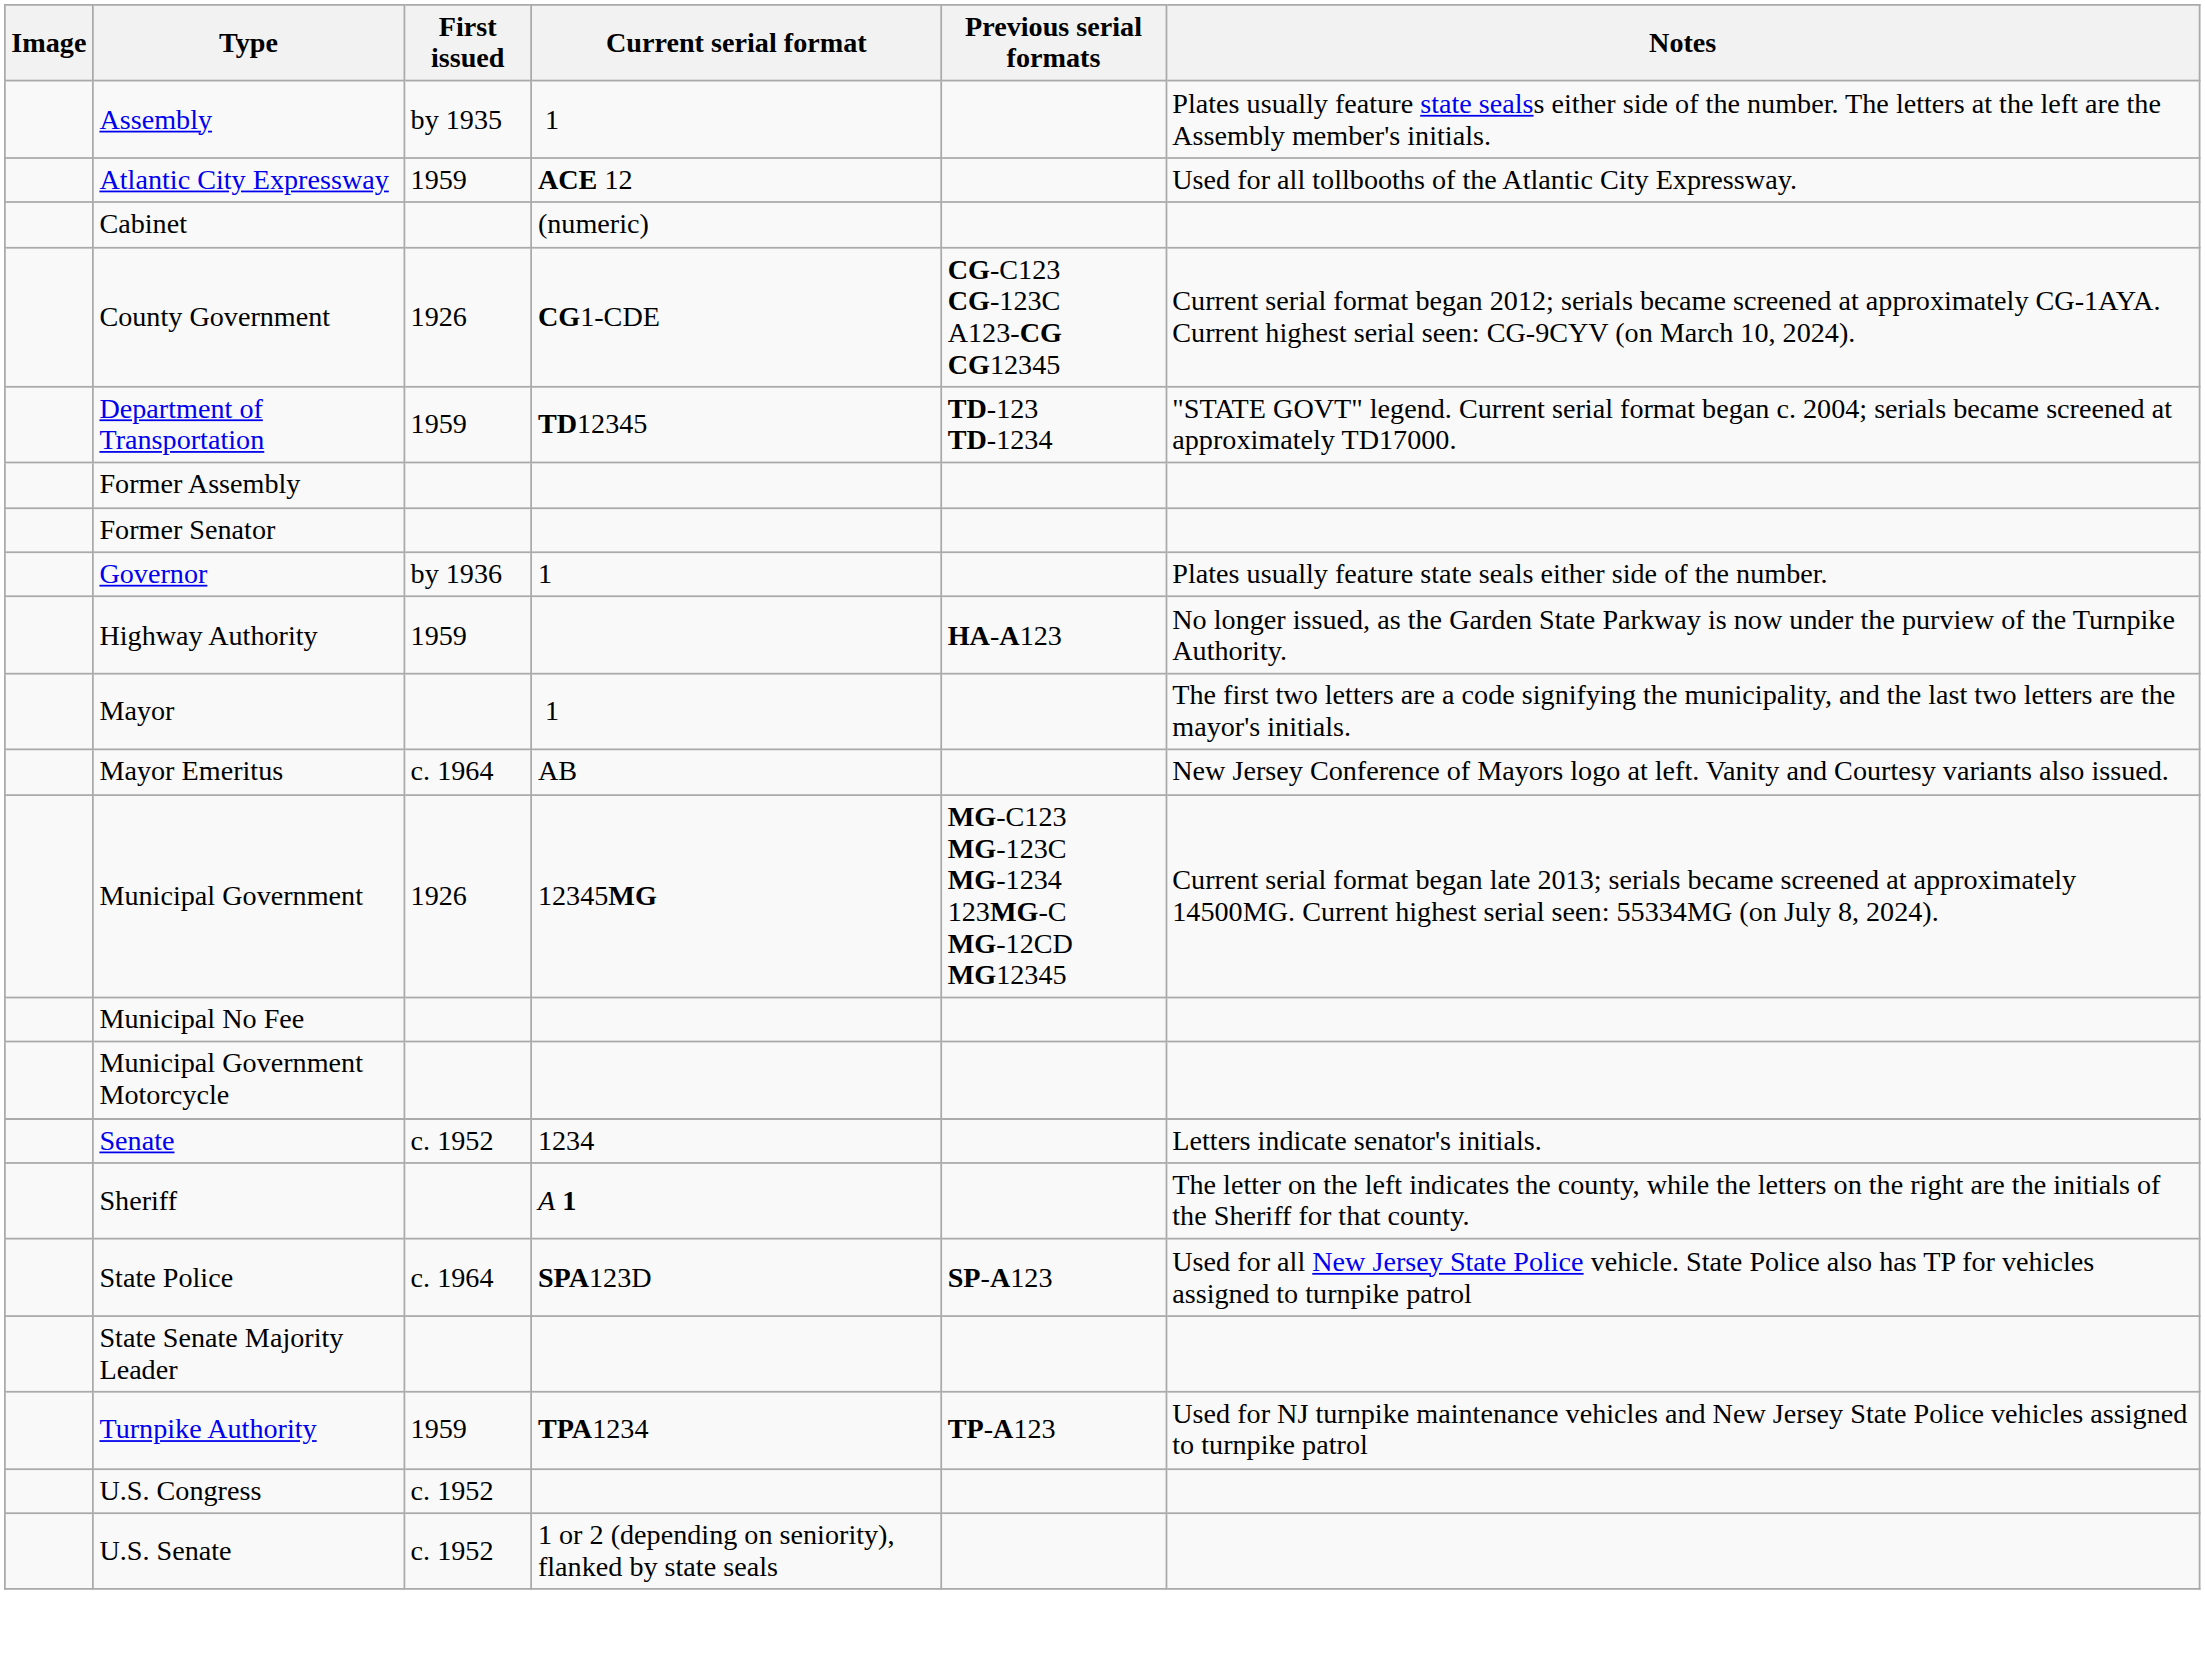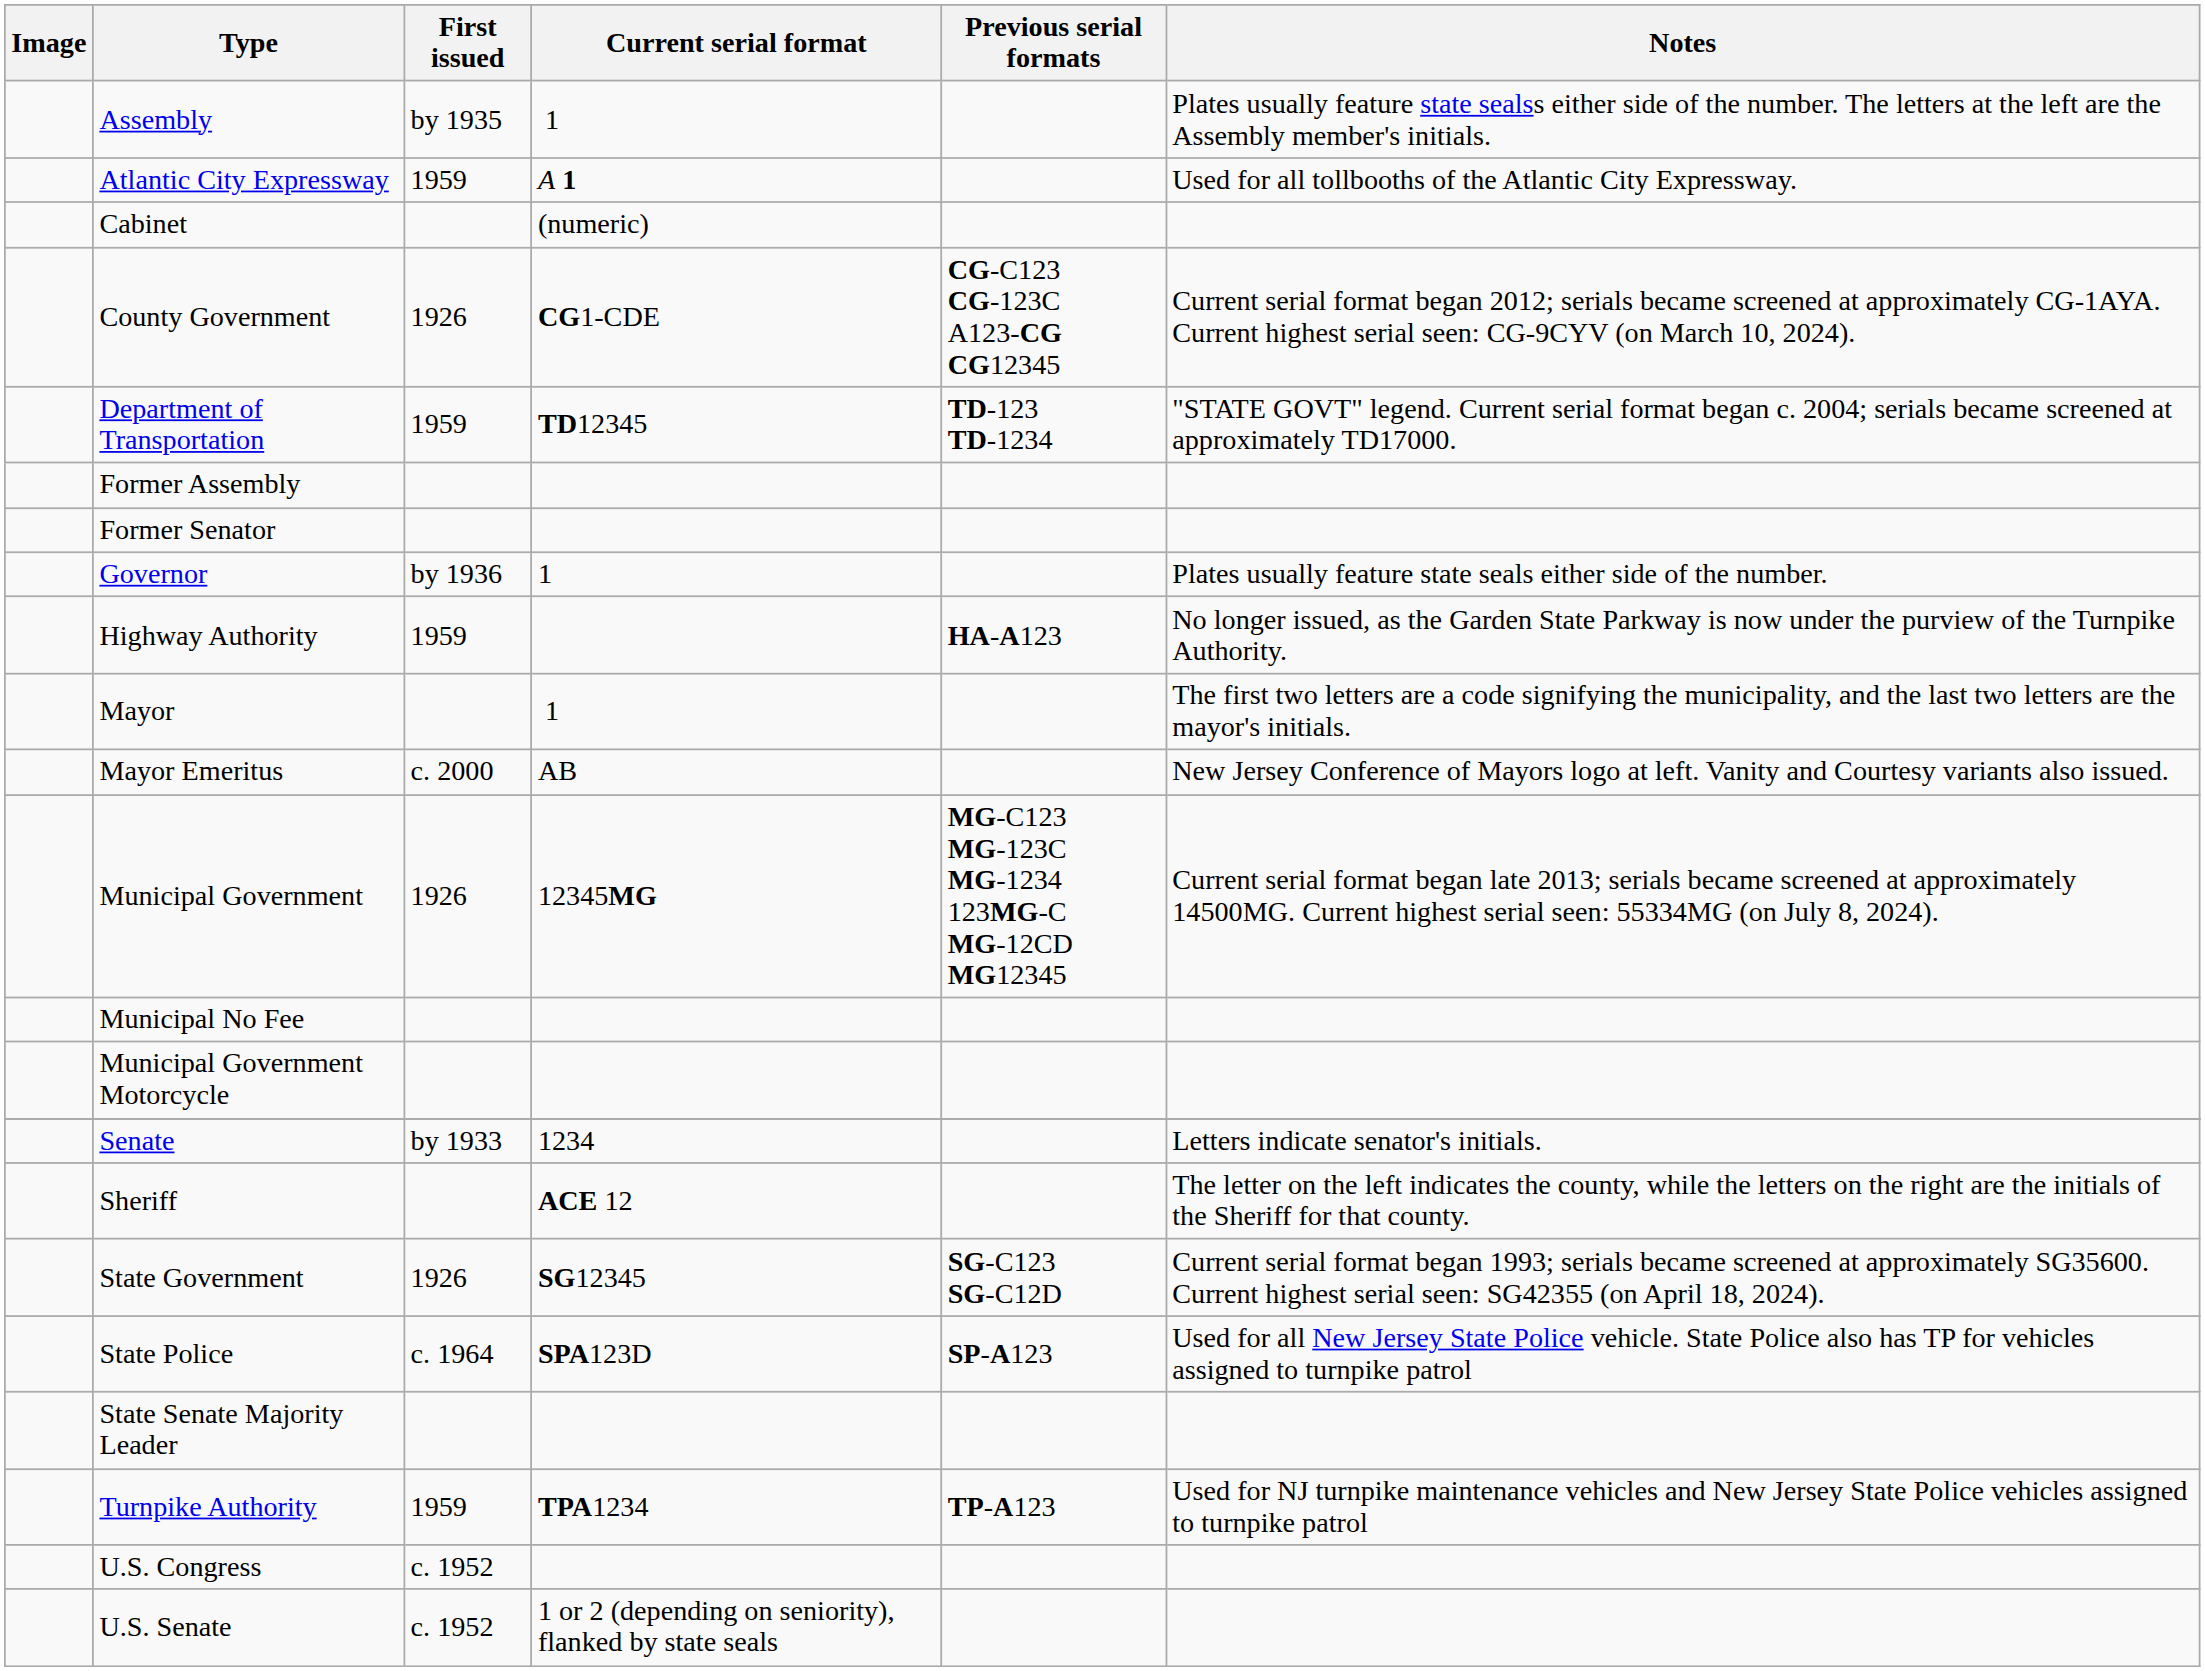(585, 179) ACE 12 -> (561, 179) A 1
(452, 771) c. 1964 -> (452, 771) c. 2000
(452, 1140) c. 1952 -> (456, 1140) by 1933
(561, 1200) A 1 -> (585, 1200) ACE 12
+ row: (201, 1277)
